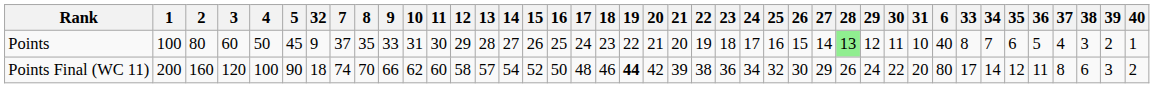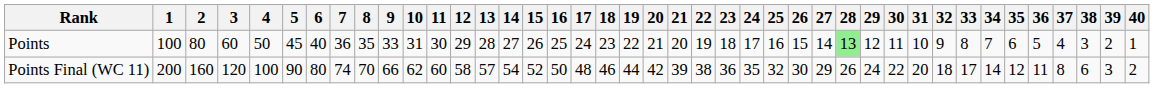columns swapped: (944, 17) <-> (318, 17)
(342, 43) 37 -> (342, 43) 36
(631, 69) bold -> (631, 69) normal
(752, 69) 34 -> (752, 69) 35
